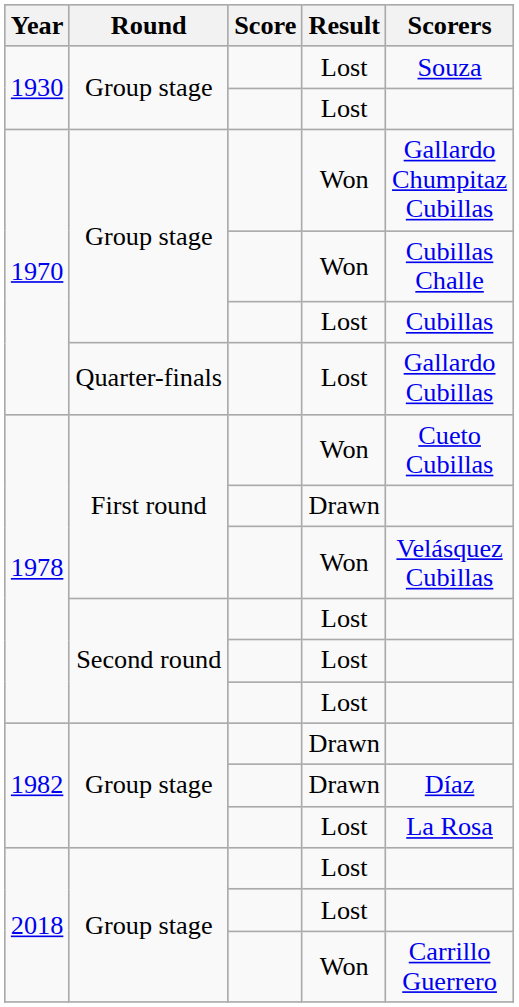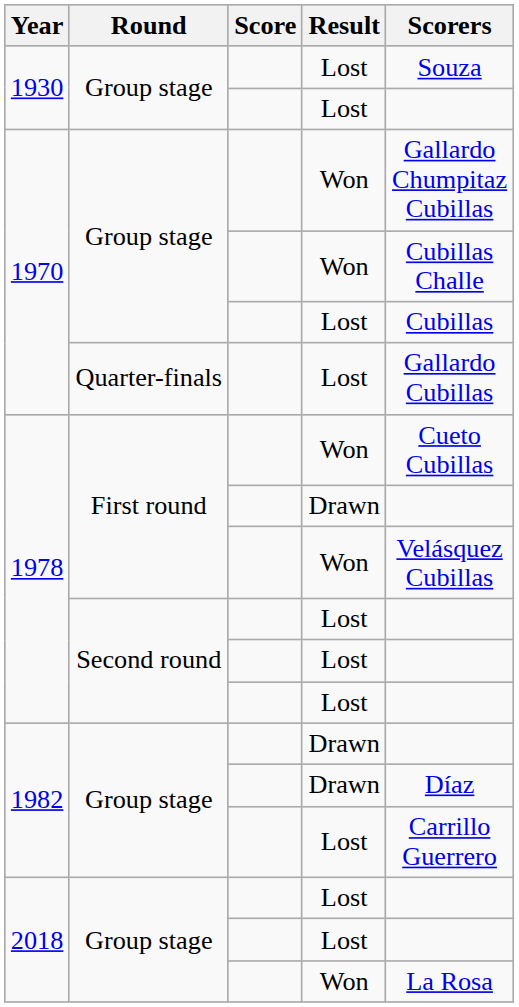(450, 826) La Rosa -> (450, 841) Carrillo Guerrero
(450, 966) Carrillo Guerrero -> (450, 981) La Rosa
